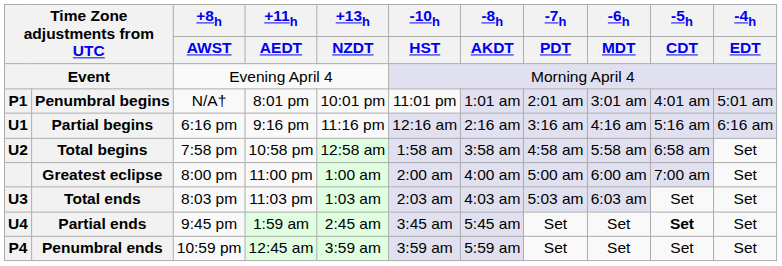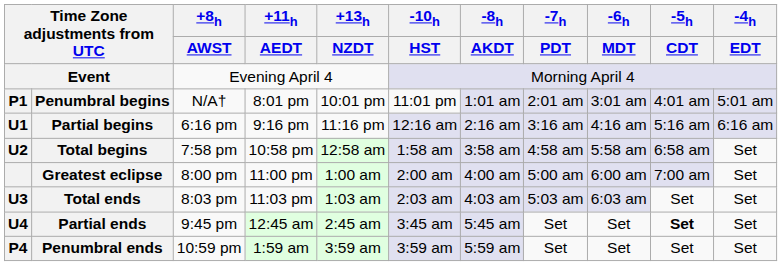(281, 224) 1:59 am -> (281, 224) 12:45 am
(281, 248) 12:45 am -> (281, 248) 1:59 am
